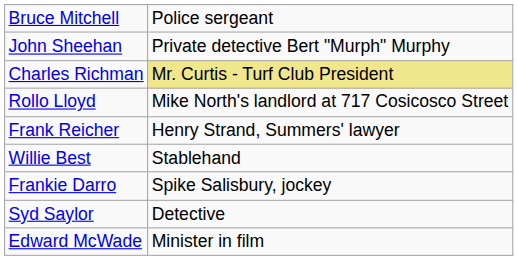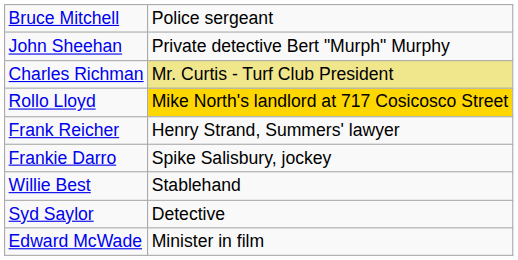(330, 102) no background -> (330, 102) gold background
rows swapped: (50, 158) <-> (62, 185)
